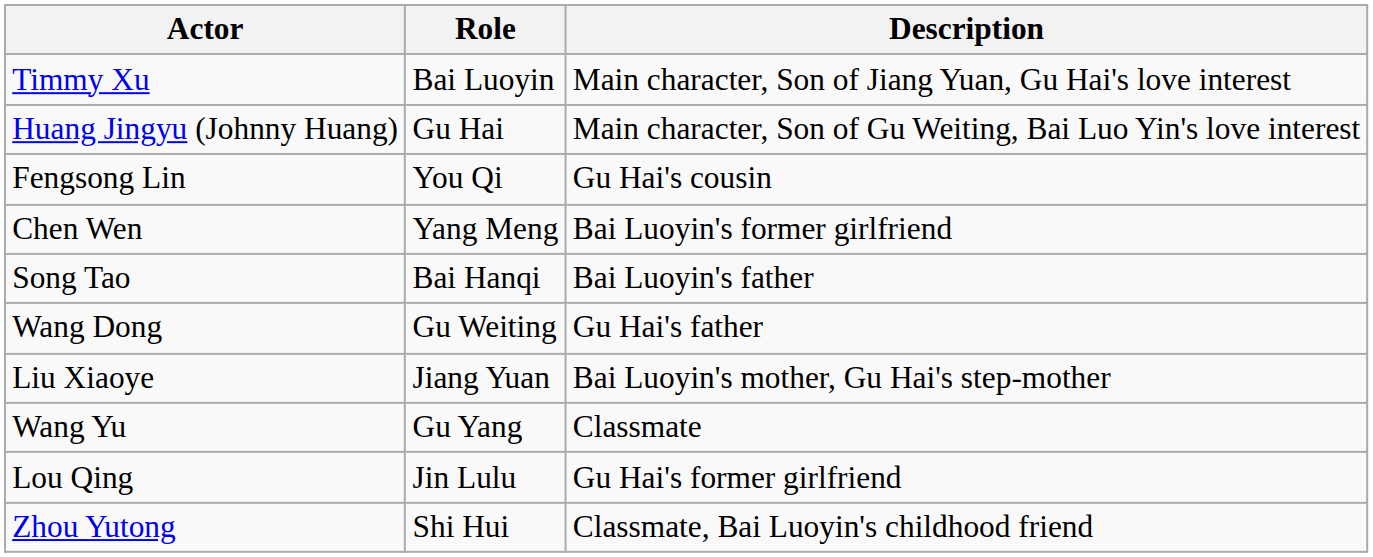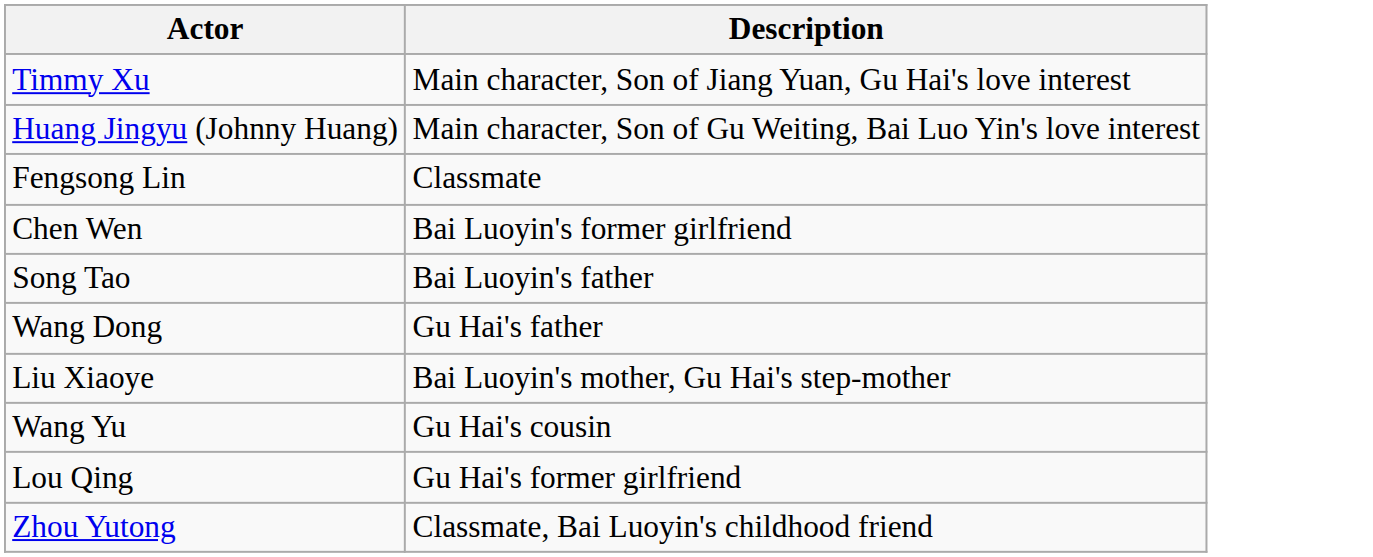- column: (485, 29)
(672, 178) Gu Hai's cousin -> (477, 178) Classmate
(637, 427) Classmate -> (512, 427) Gu Hai's cousin
